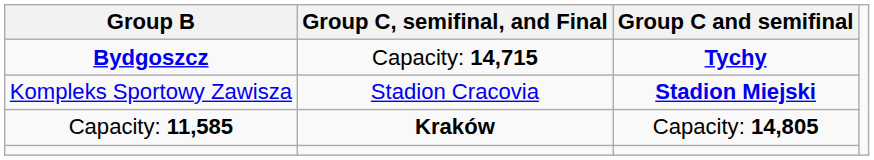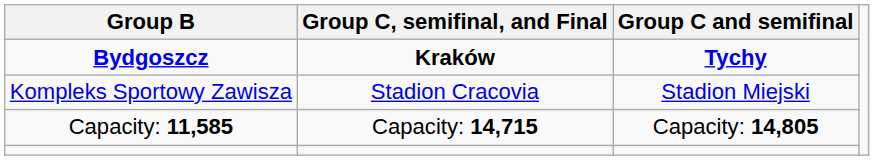(455, 57) Capacity: 14,715 -> (455, 57) Kraków
(736, 92) bold -> (736, 92) normal
(455, 127) Kraków -> (455, 127) Capacity: 14,715
